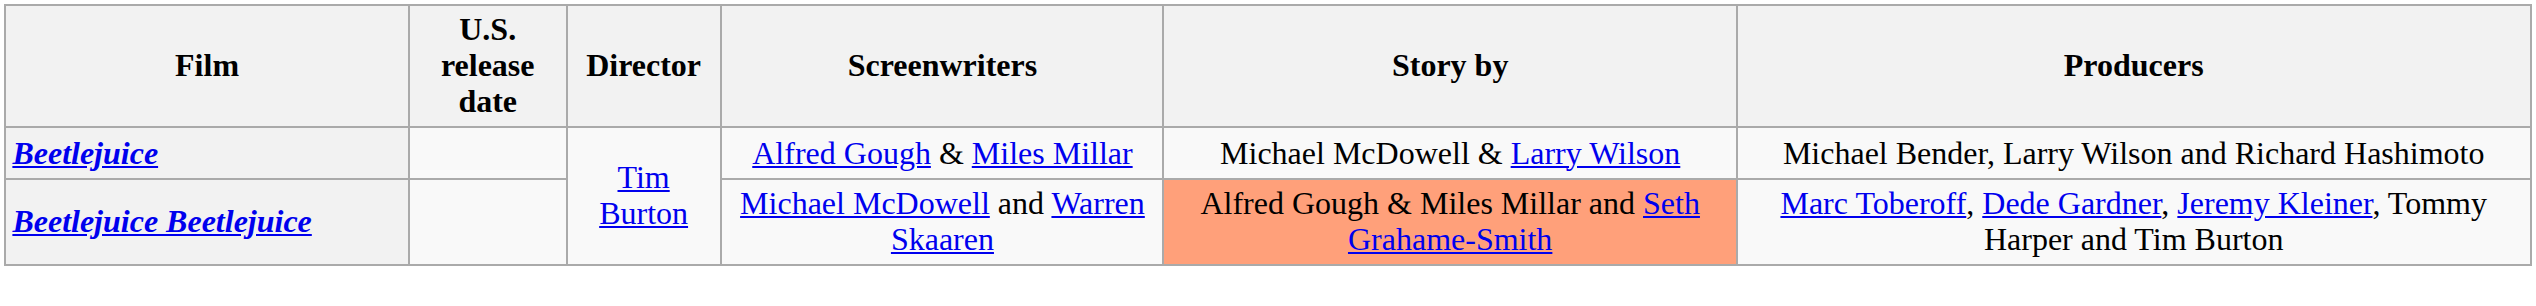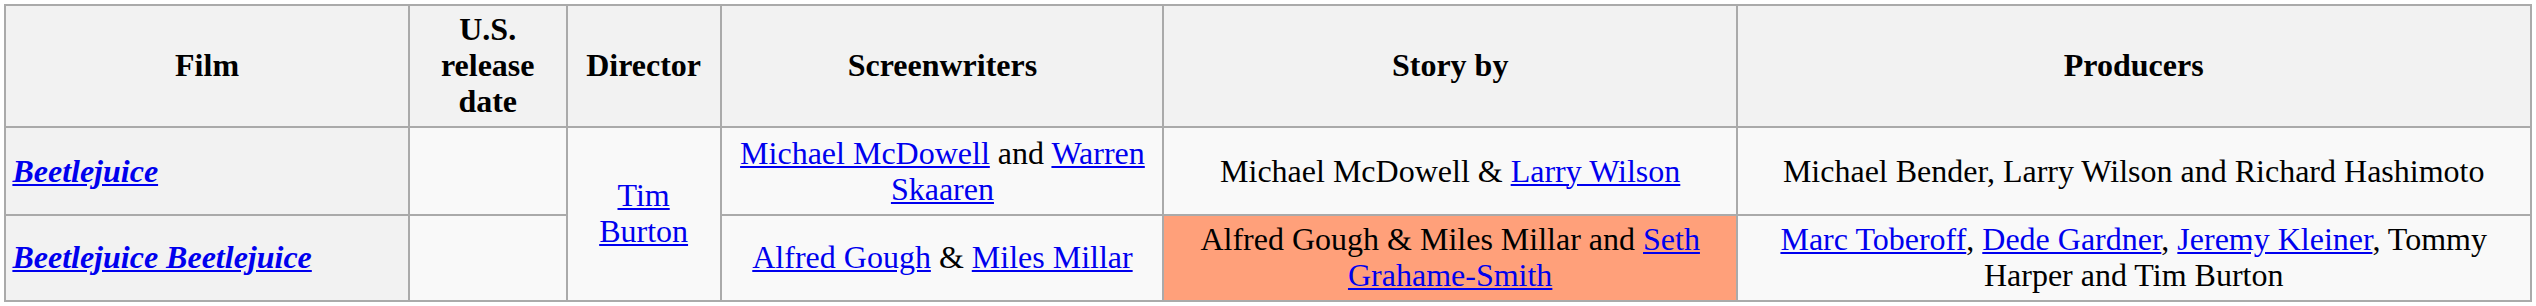(942, 152) Alfred Gough & Miles Millar -> (942, 170) Michael McDowell and Warren Skaaren
(942, 221) Michael McDowell and Warren Skaaren -> (942, 257) Alfred Gough & Miles Millar
